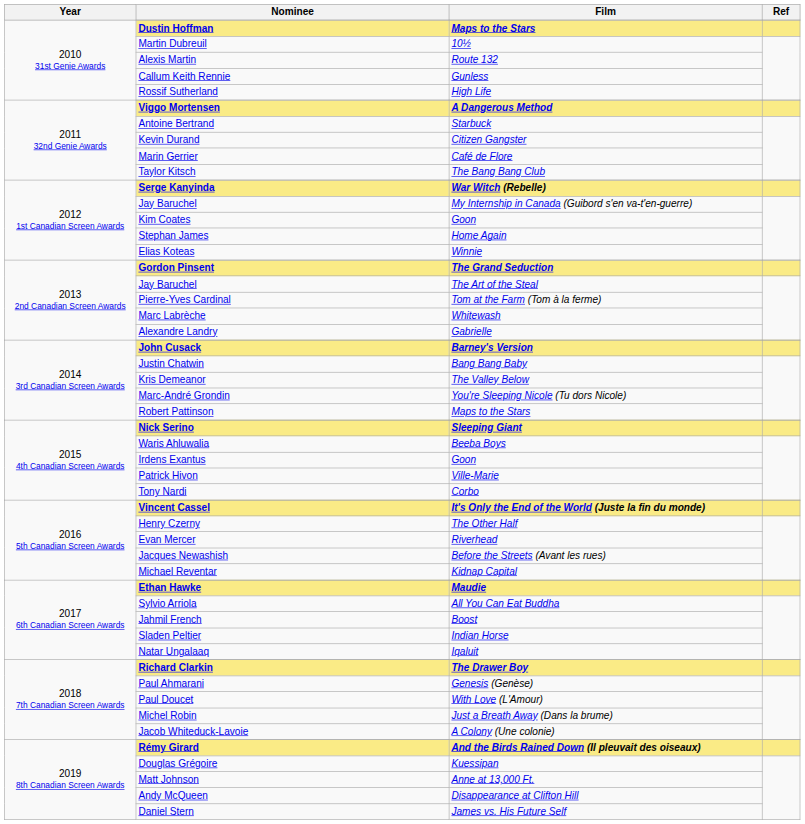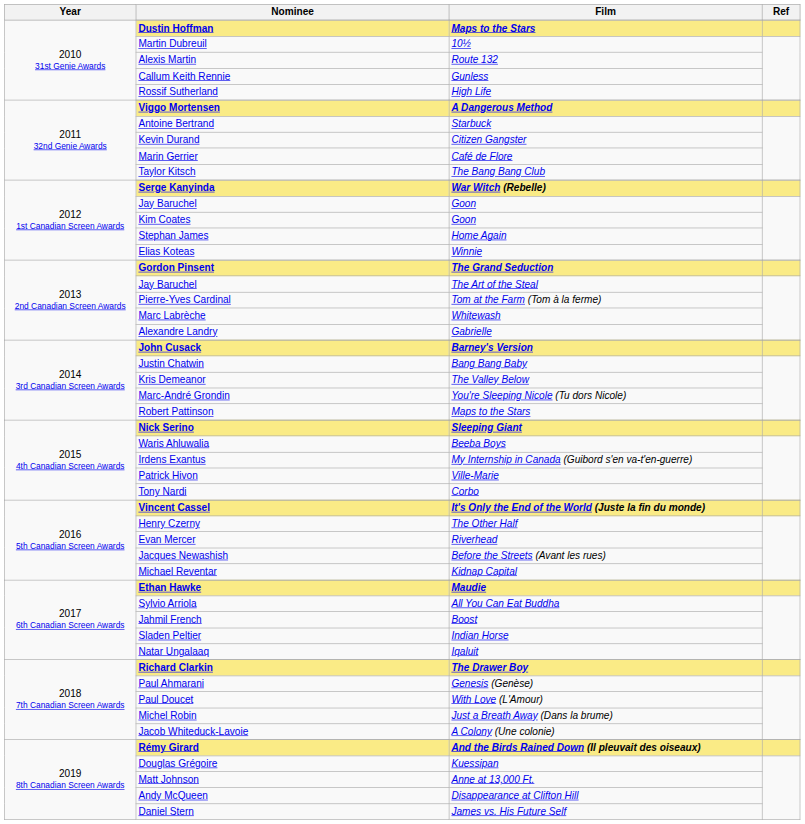(572, 204) My Internship in Canada (Guibord s'en va-t'en-guerre) -> (464, 204) Goon
(464, 460) Goon -> (572, 460) My Internship in Canada (Guibord s'en va-t'en-guerre)
